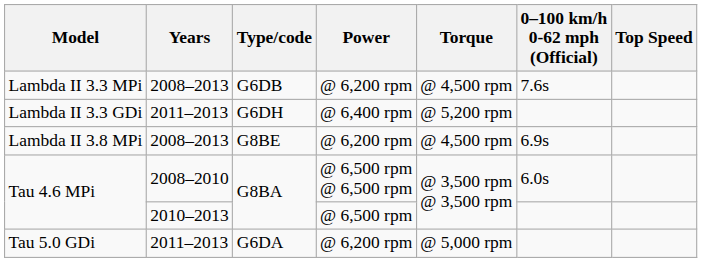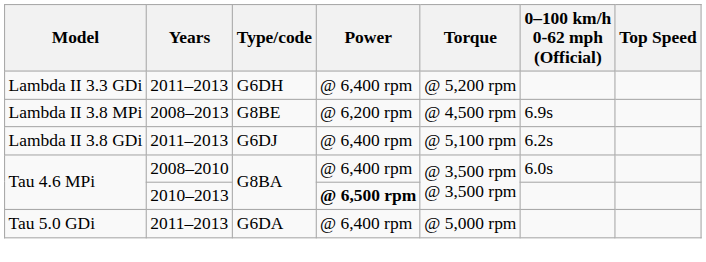- row: (75, 85)
+ row: (75, 140)
(366, 178) @ 6,500 rpm @ 6,500 rpm -> (366, 168) @ 6,400 rpm
(366, 215) normal -> (368, 195) bold
(366, 243) @ 6,200 rpm -> (366, 223) @ 6,400 rpm
